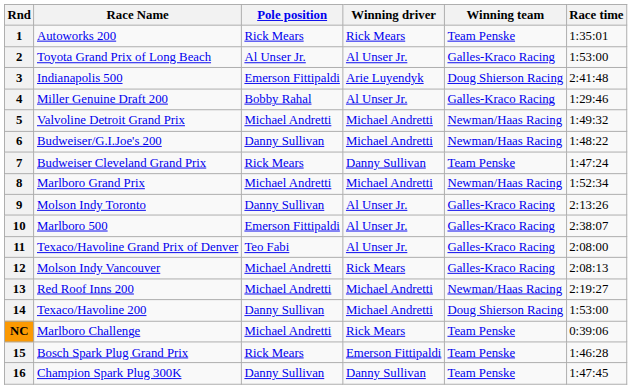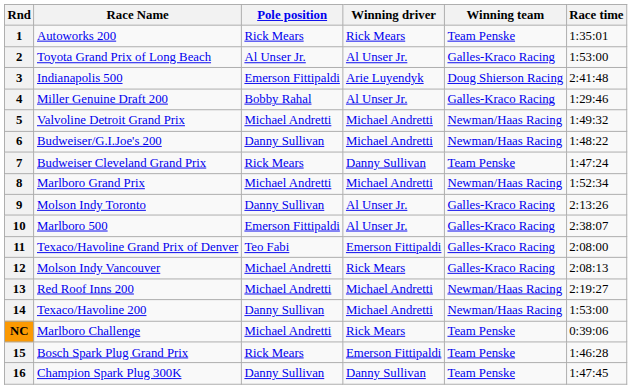(377, 246) Al Unser Jr. -> (394, 246) Emerson Fittipaldi
(505, 309) Doug Shierson Racing -> (505, 309) Newman/Haas Racing
